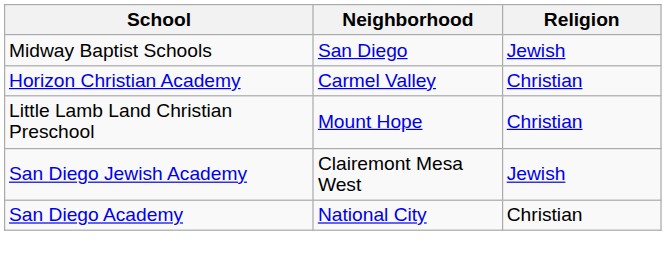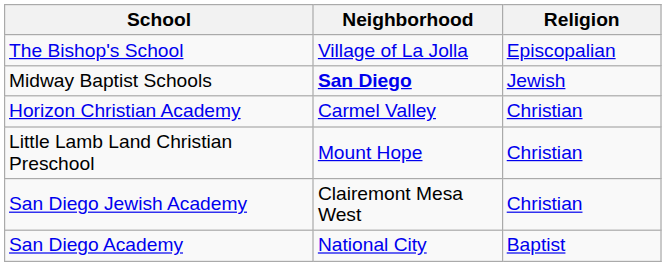+ row: (96, 50)
(363, 50) normal -> (365, 80) bold
(536, 173) Jewish -> (545, 204) Christian
(545, 215) Christian -> (536, 245) Baptist
